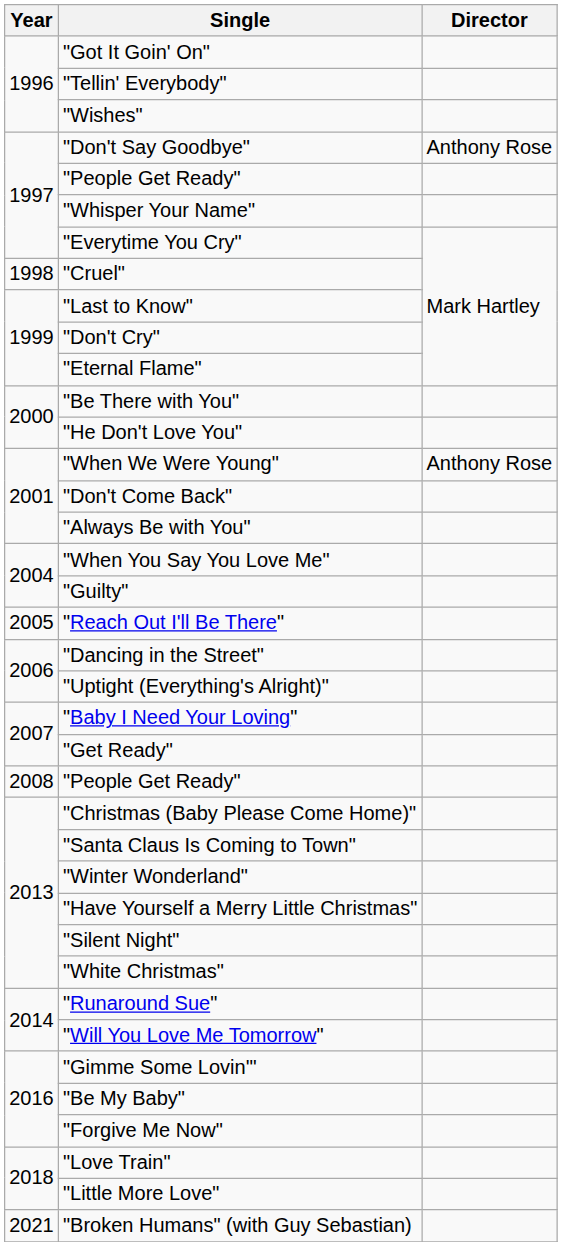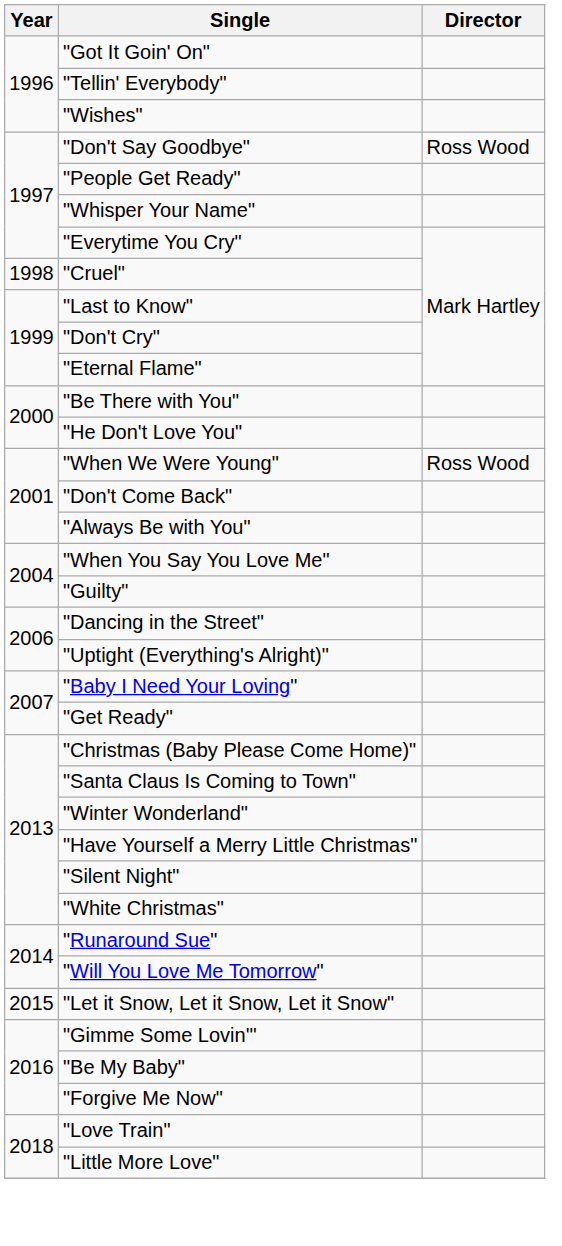(489, 147) Anthony Rose -> (478, 147) Ross Wood
(489, 464) Anthony Rose -> (478, 464) Ross Wood
- row: (31, 623)
- row: (31, 781)
+ row: (31, 1003)
- row: (31, 1225)
